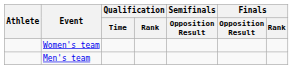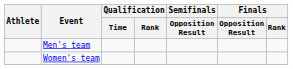rows swapped: (67, 58) <-> (71, 45)
